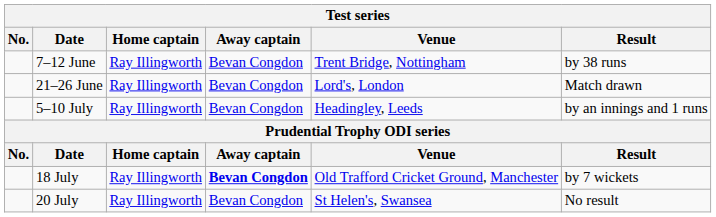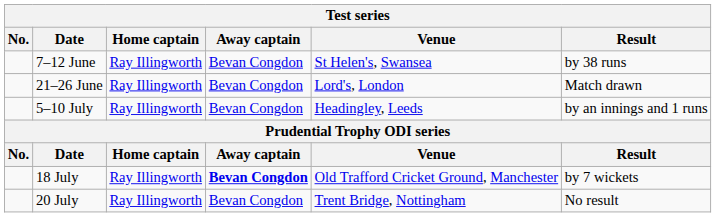(390, 62) Trent Bridge, Nottingham -> (373, 62) St Helen's, Swansea
(373, 200) St Helen's, Swansea -> (390, 200) Trent Bridge, Nottingham
